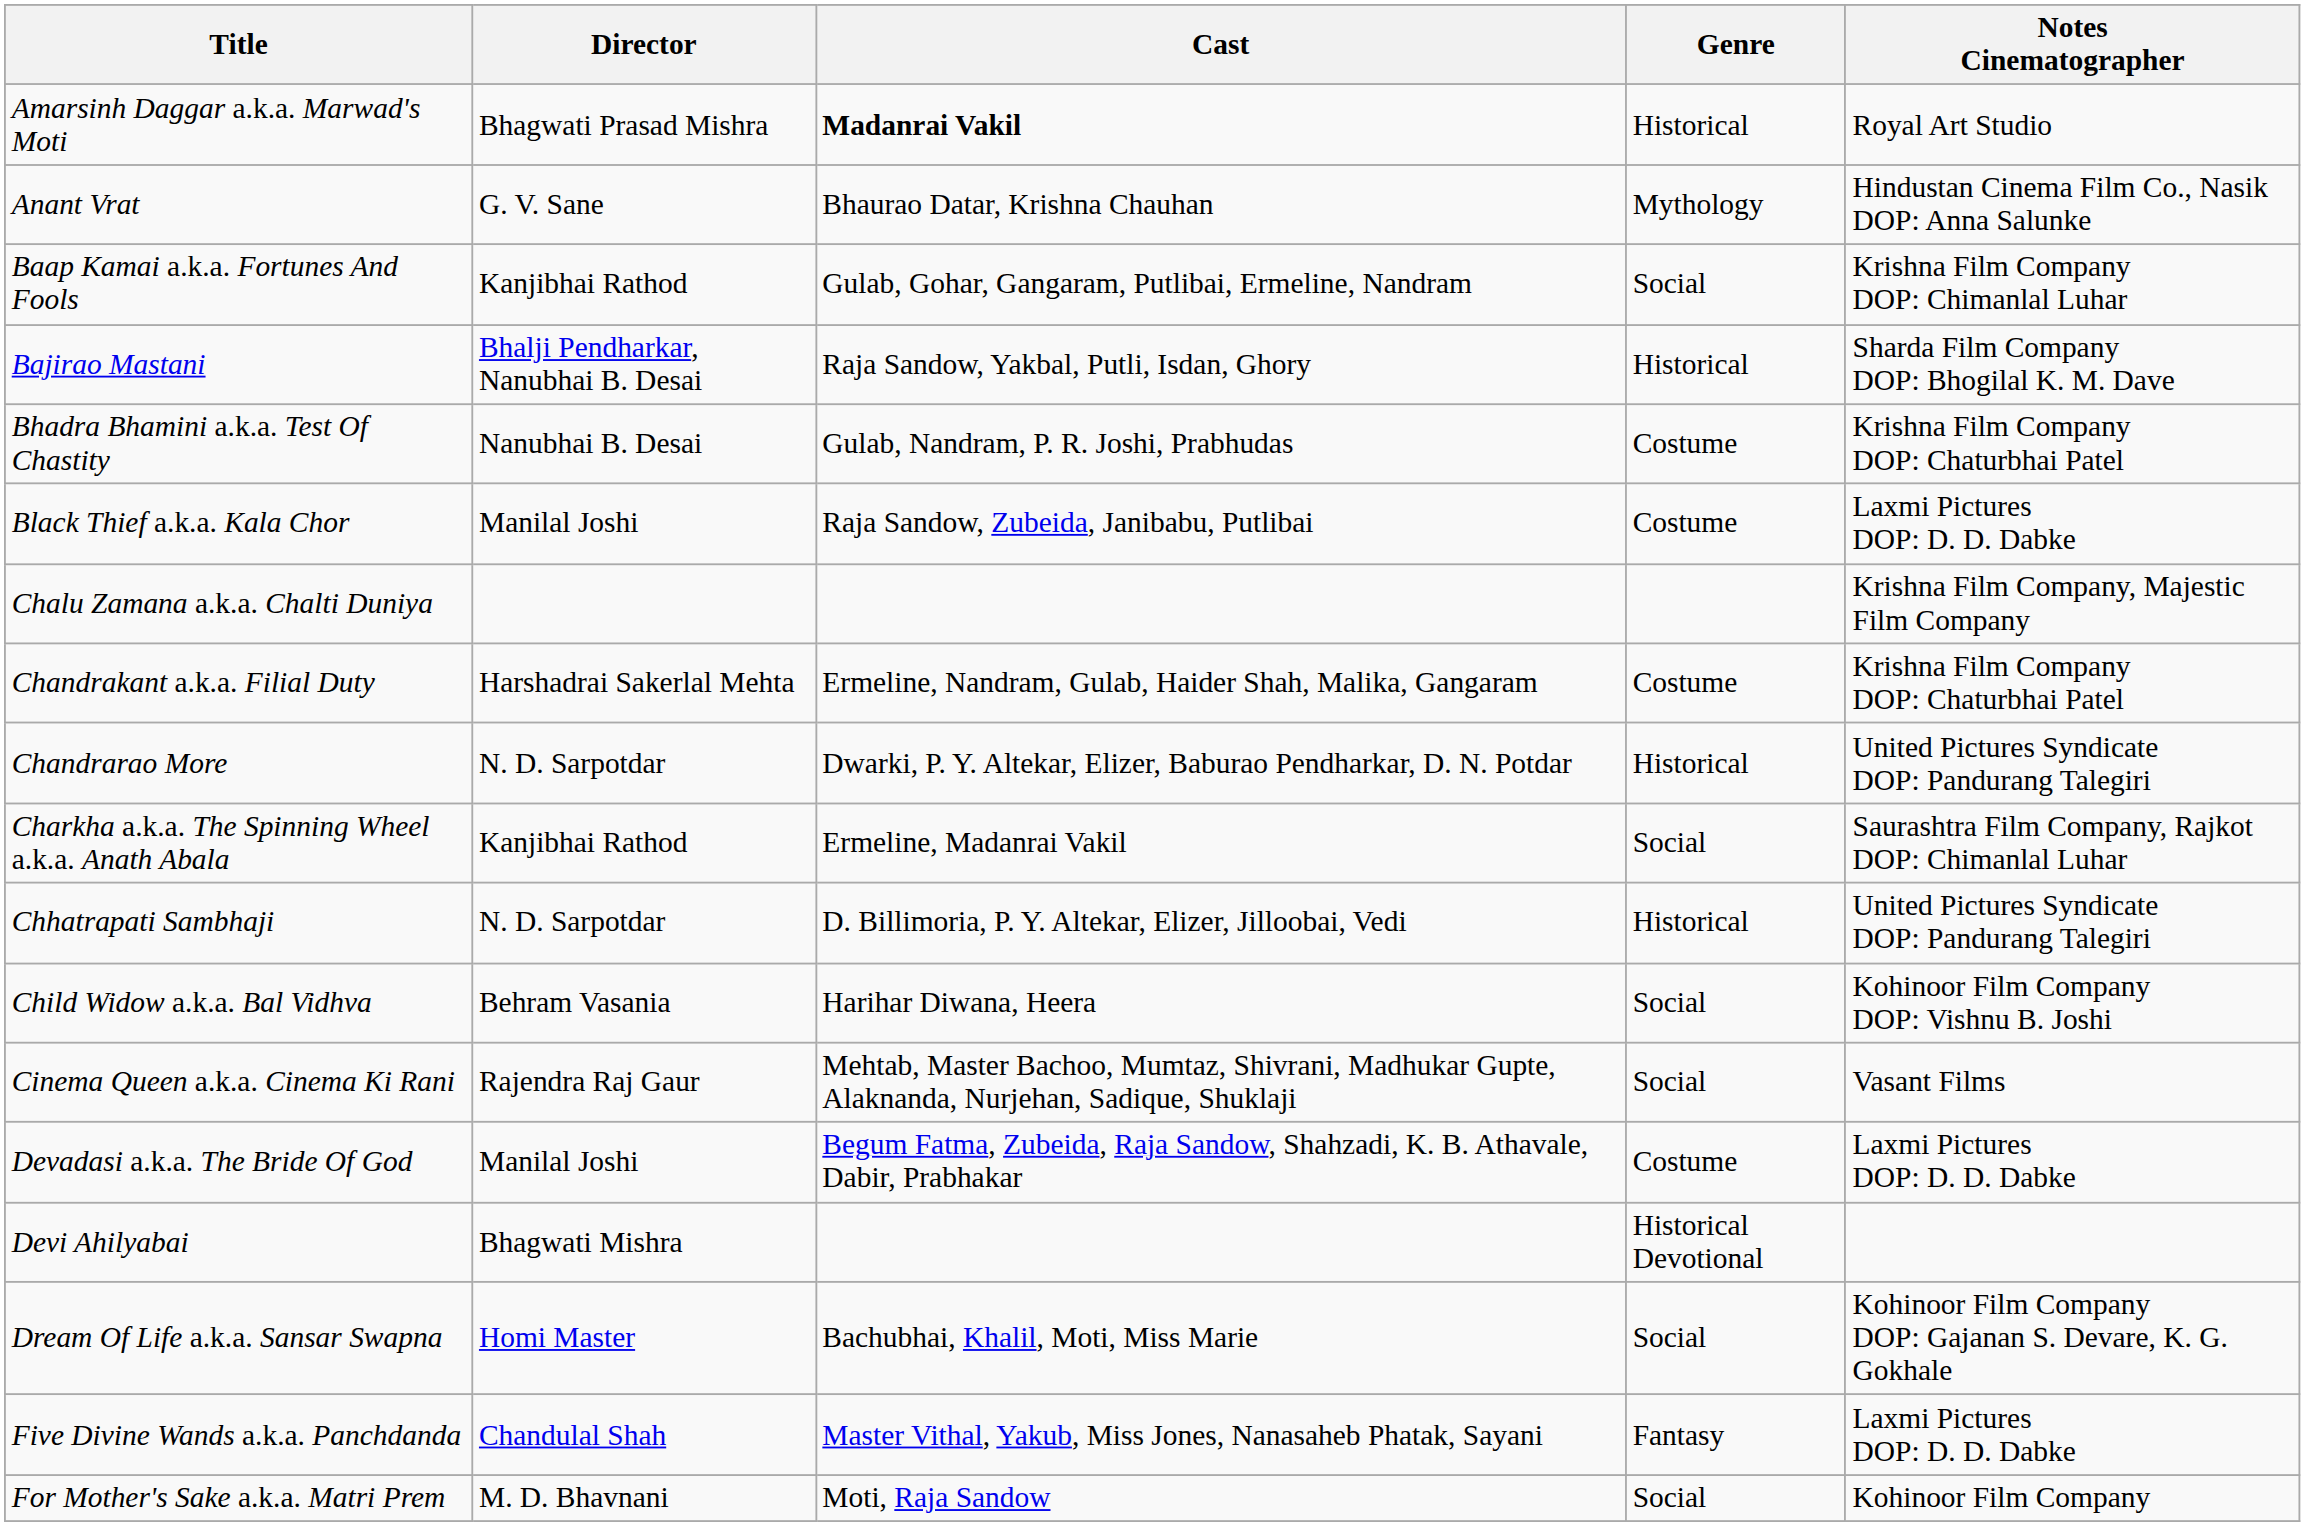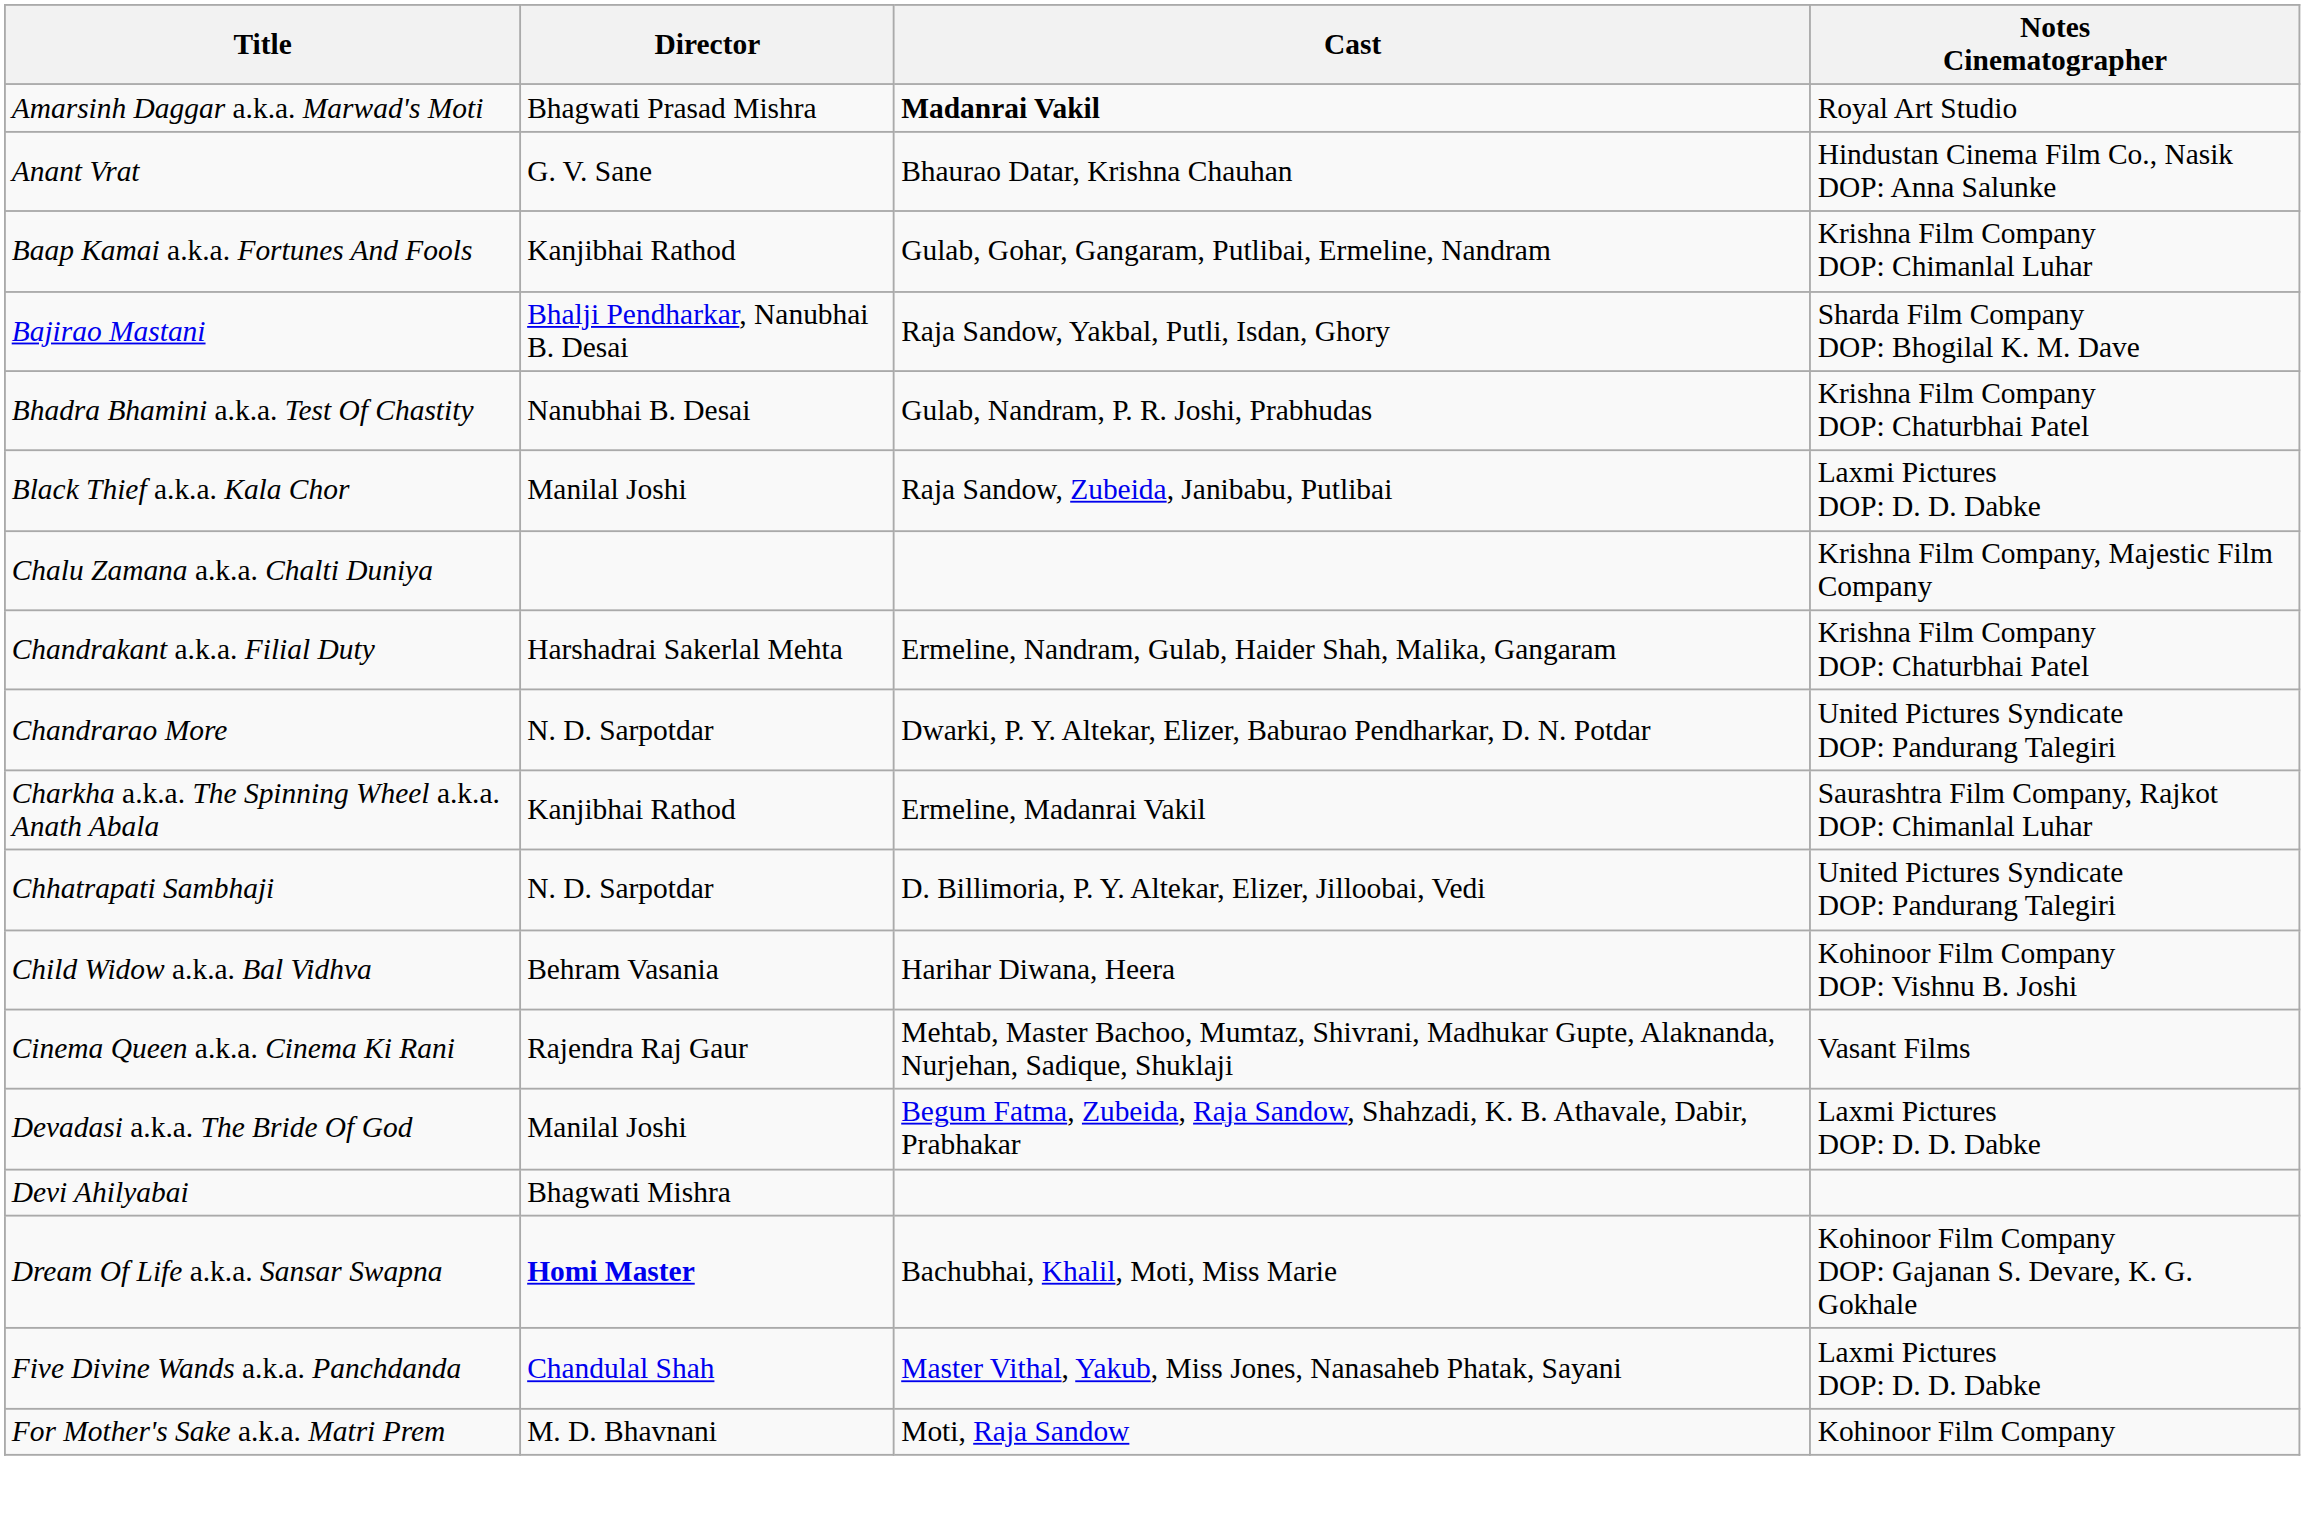- column: (1736, 44)
(557, 1337) normal -> (611, 1271) bold
